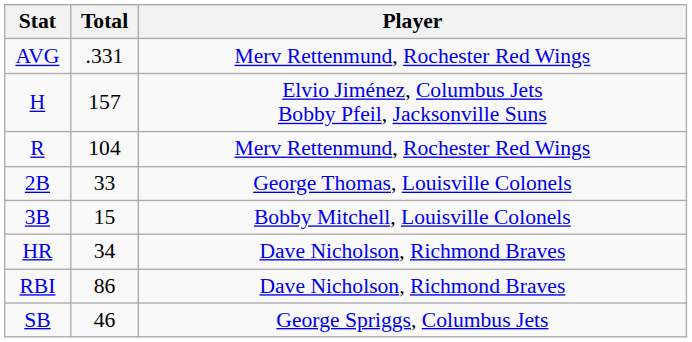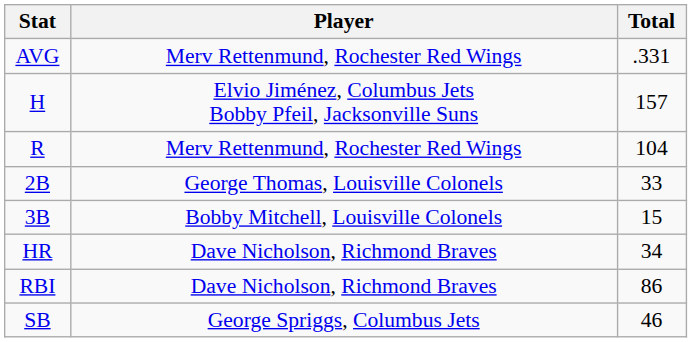columns swapped: (412, 21) <-> (105, 21)
